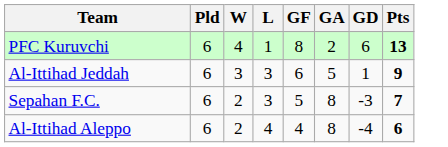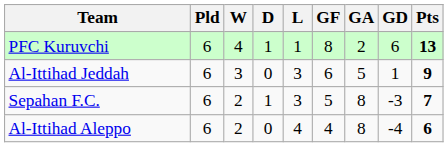+ column: (268, 18)
